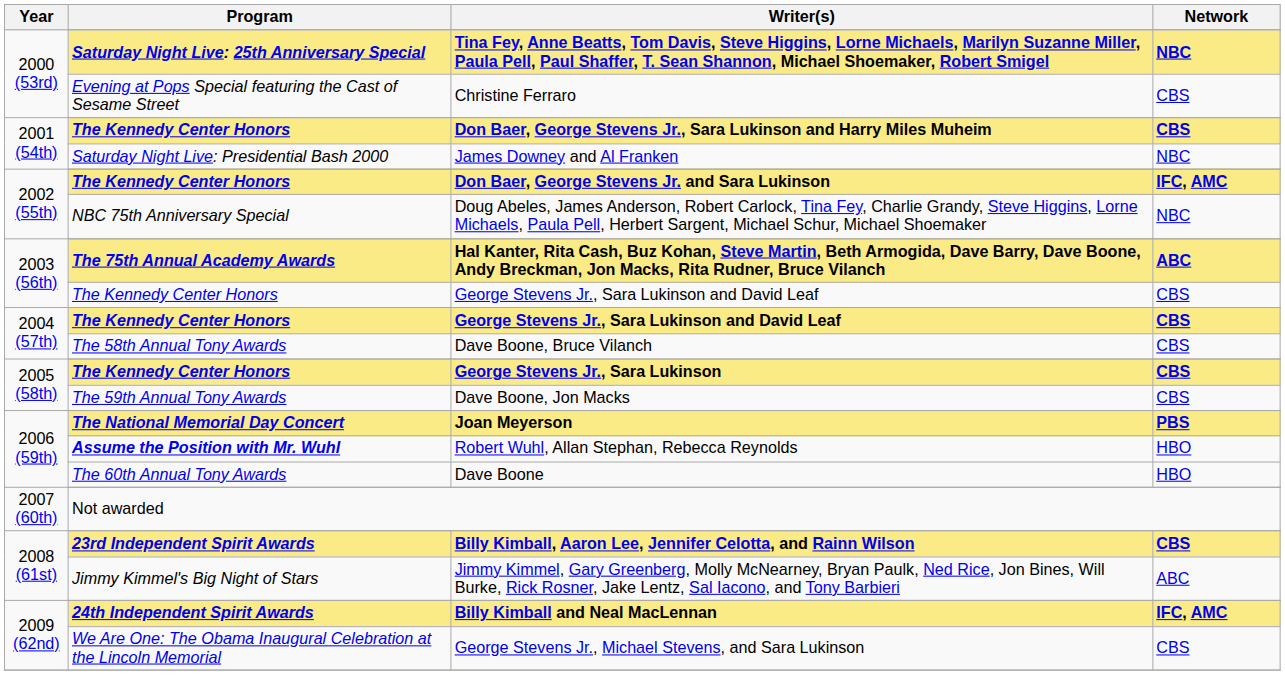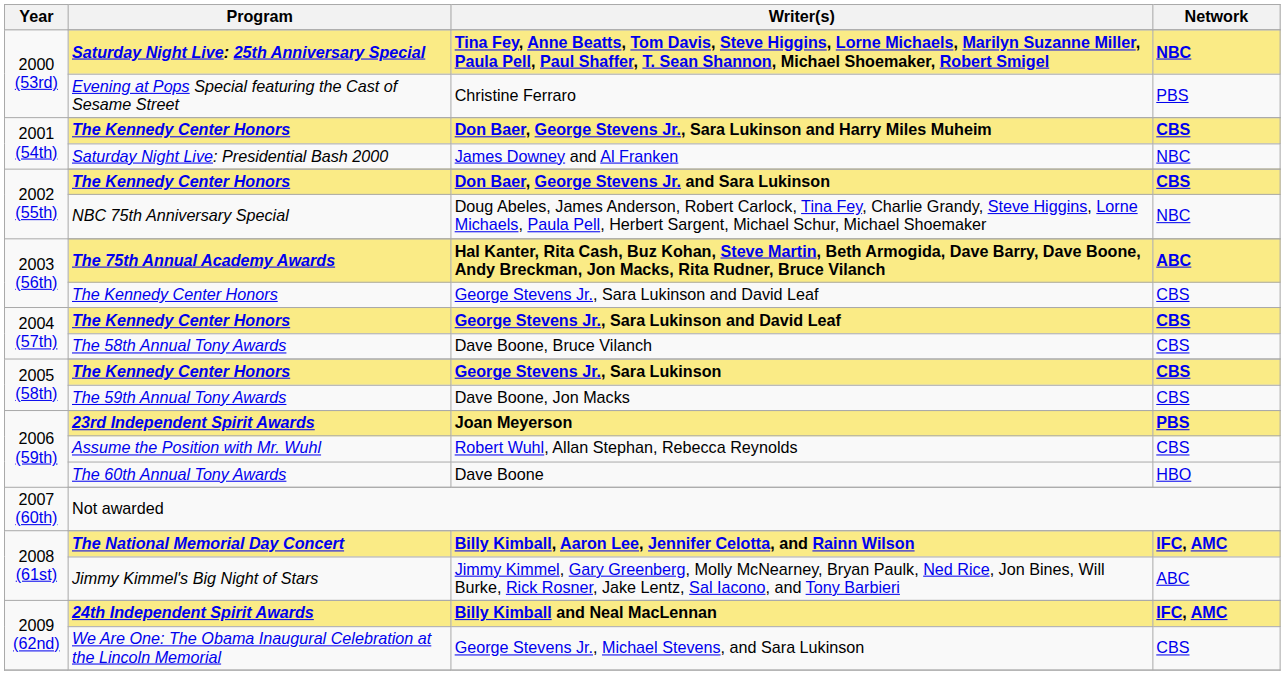(1173, 95) CBS -> (1172, 95) PBS
(1192, 181) IFC, AMC -> (1173, 181) CBS
(208, 423) The National Memorial Day Concert -> (193, 423) 23rd Independent Spirit Awards
(206, 448) bold -> (197, 448) normal
(1174, 448) HBO -> (1173, 448) CBS
(193, 543) 23rd Independent Spirit Awards -> (208, 543) The National Memorial Day Concert
(1173, 543) CBS -> (1192, 543) IFC, AMC
